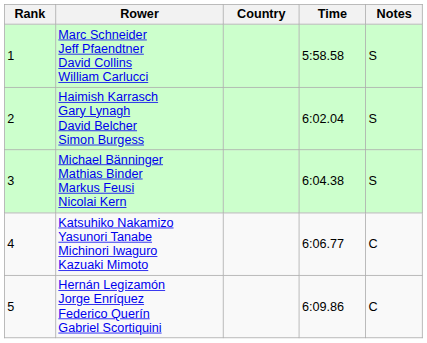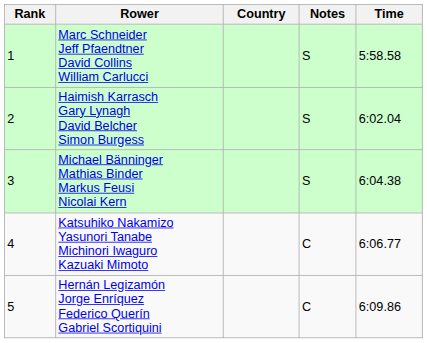columns swapped: (332, 14) <-> (394, 14)
